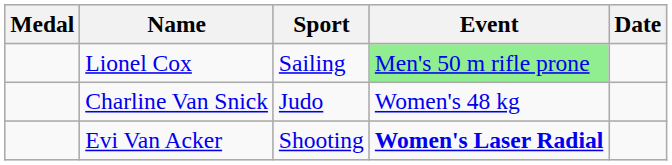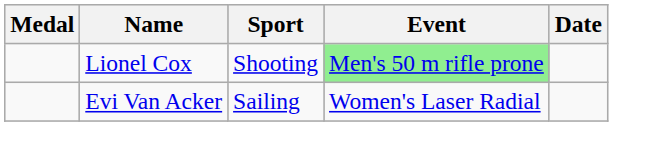(312, 62) Sailing -> (276, 62) Shooting
- row: (177, 101)
(321, 140) Shooting -> (266, 101) Sailing
(489, 140) bold -> (435, 101) normal
